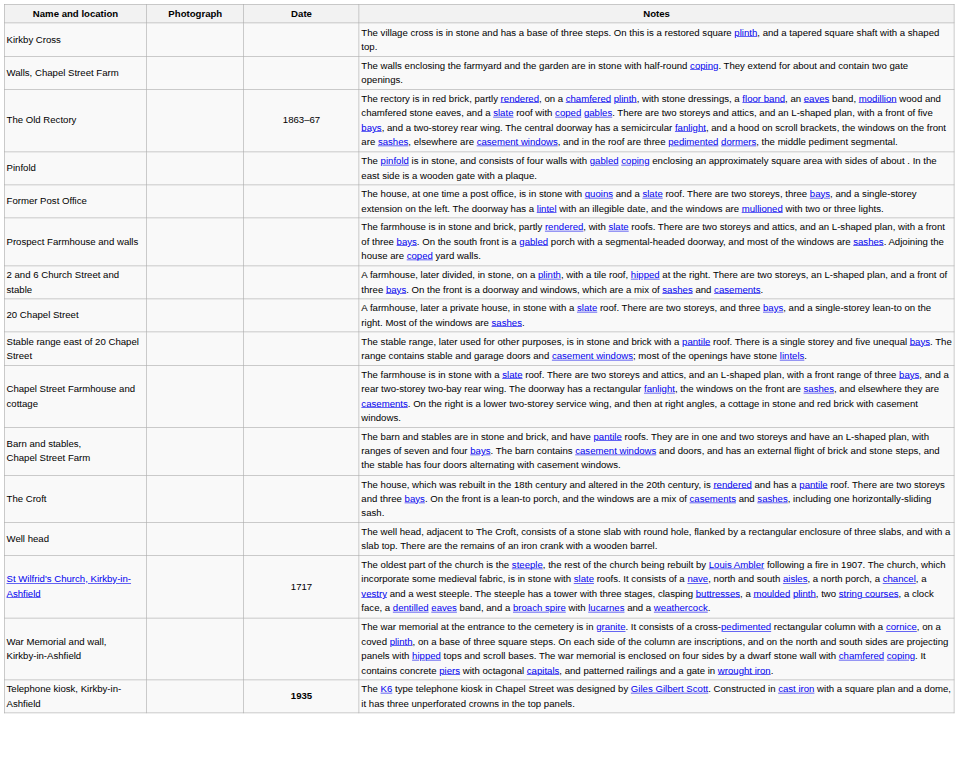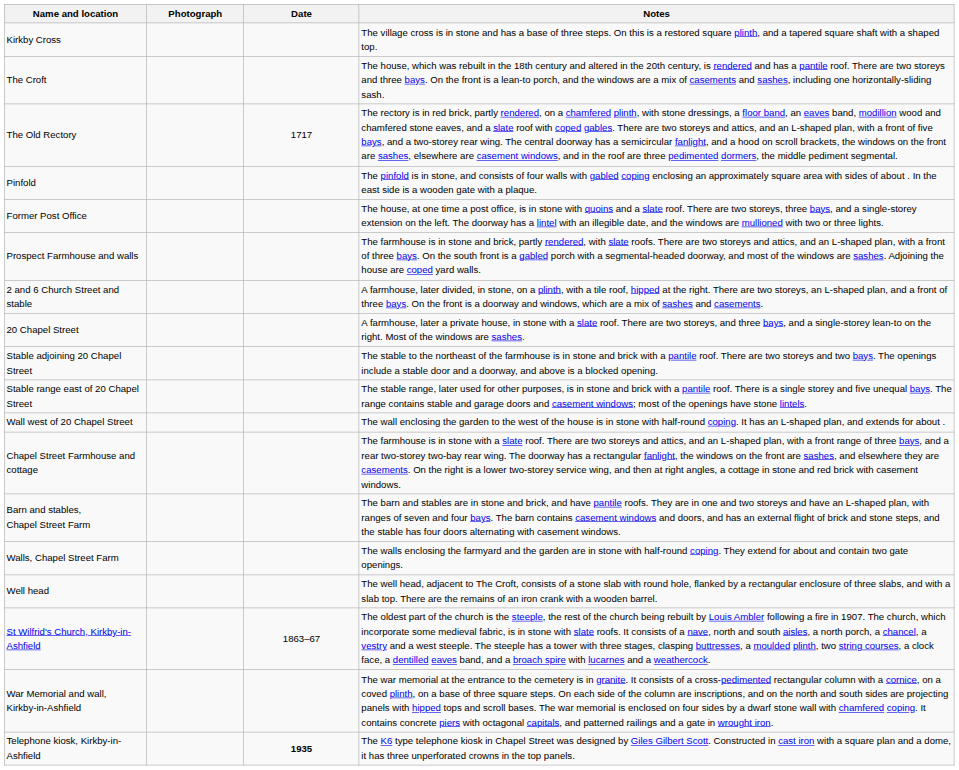rows swapped: (27, 499) <-> (63, 73)
(302, 120) 1863–67 -> (302, 135) 1717
+ row: (64, 363)
+ row: (70, 422)
(302, 587) 1717 -> (302, 639) 1863–67
